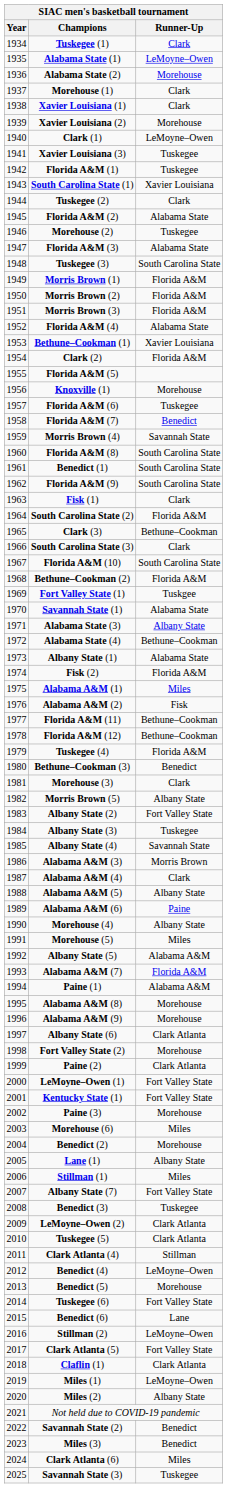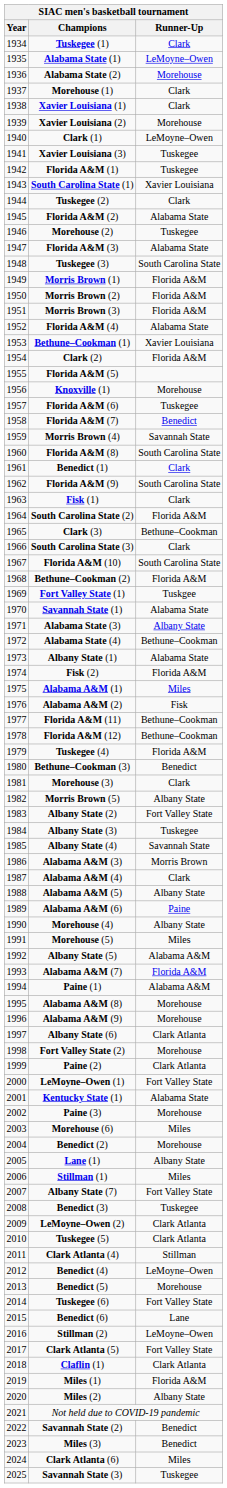(179, 468) South Carolina State -> (179, 468) Clark
(179, 1097) Fort Valley State -> (179, 1097) Alabama State
(179, 1381) LeMoyne–Owen -> (179, 1381) Florida A&M
